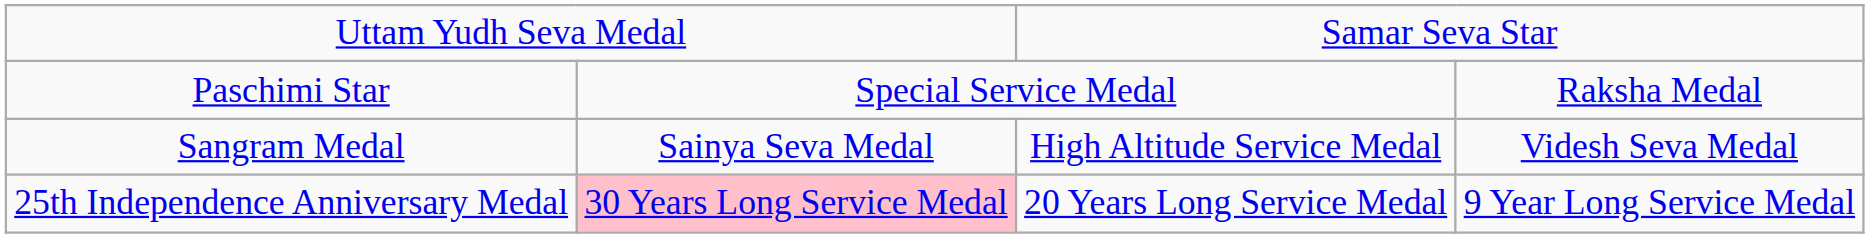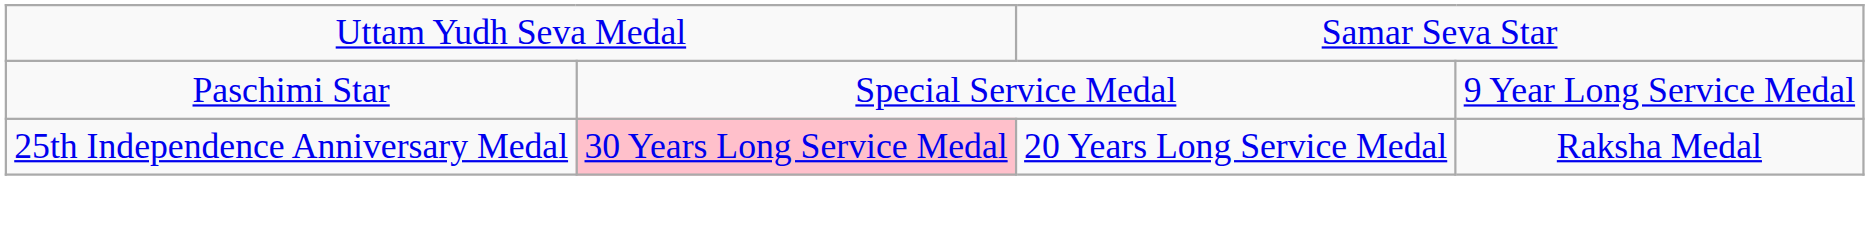(1659, 89) Raksha Medal -> (1659, 89) 9 Year Long Service Medal
- row: (291, 145)
(1659, 202) 9 Year Long Service Medal -> (1659, 145) Raksha Medal
